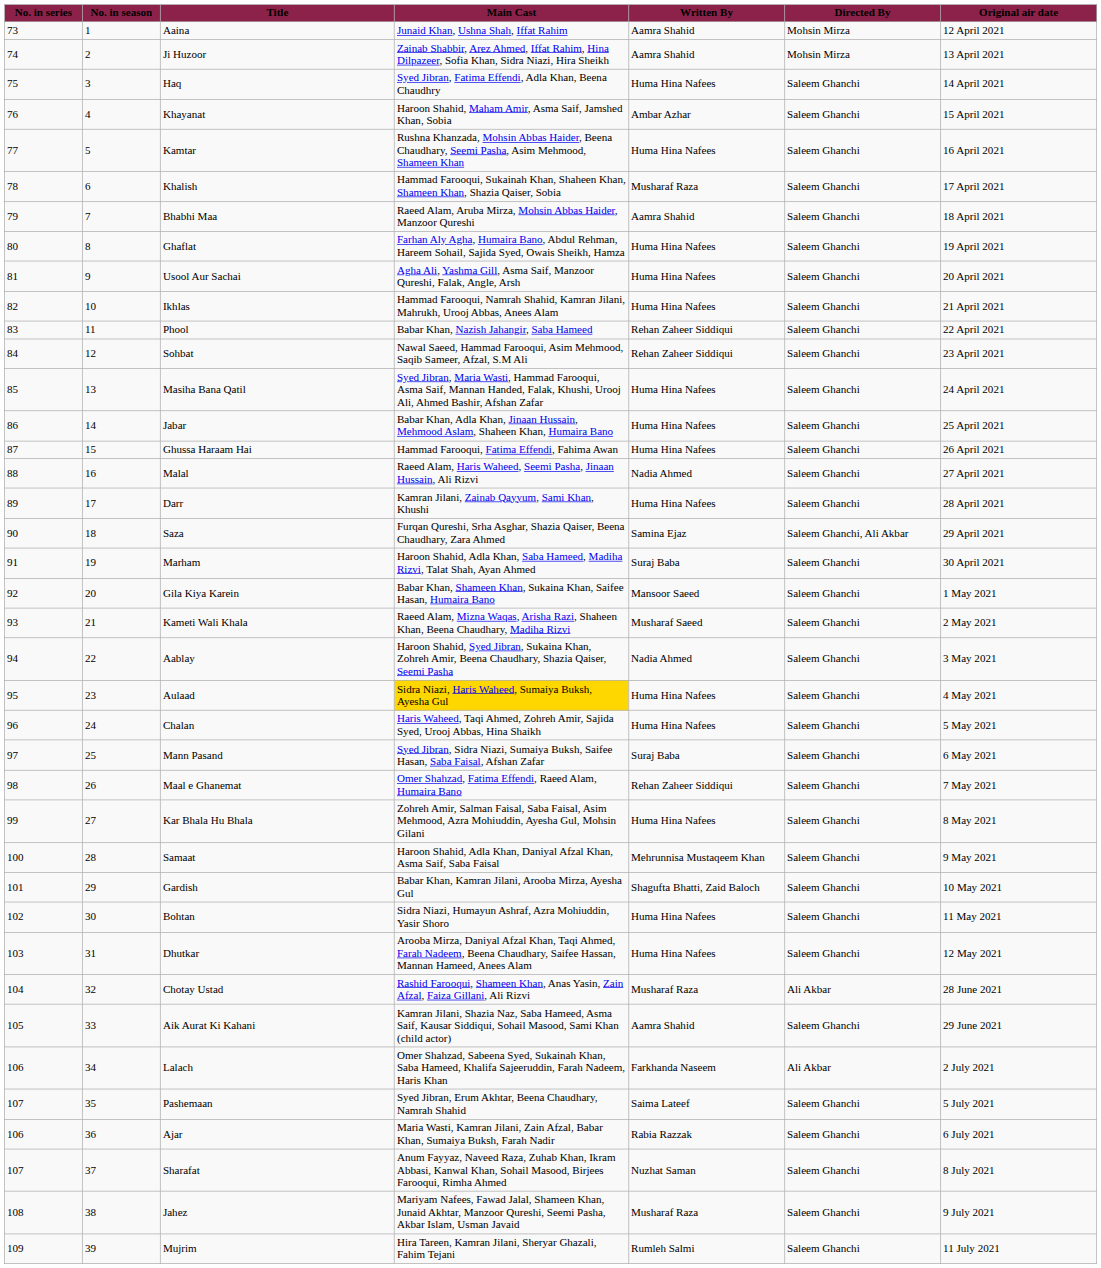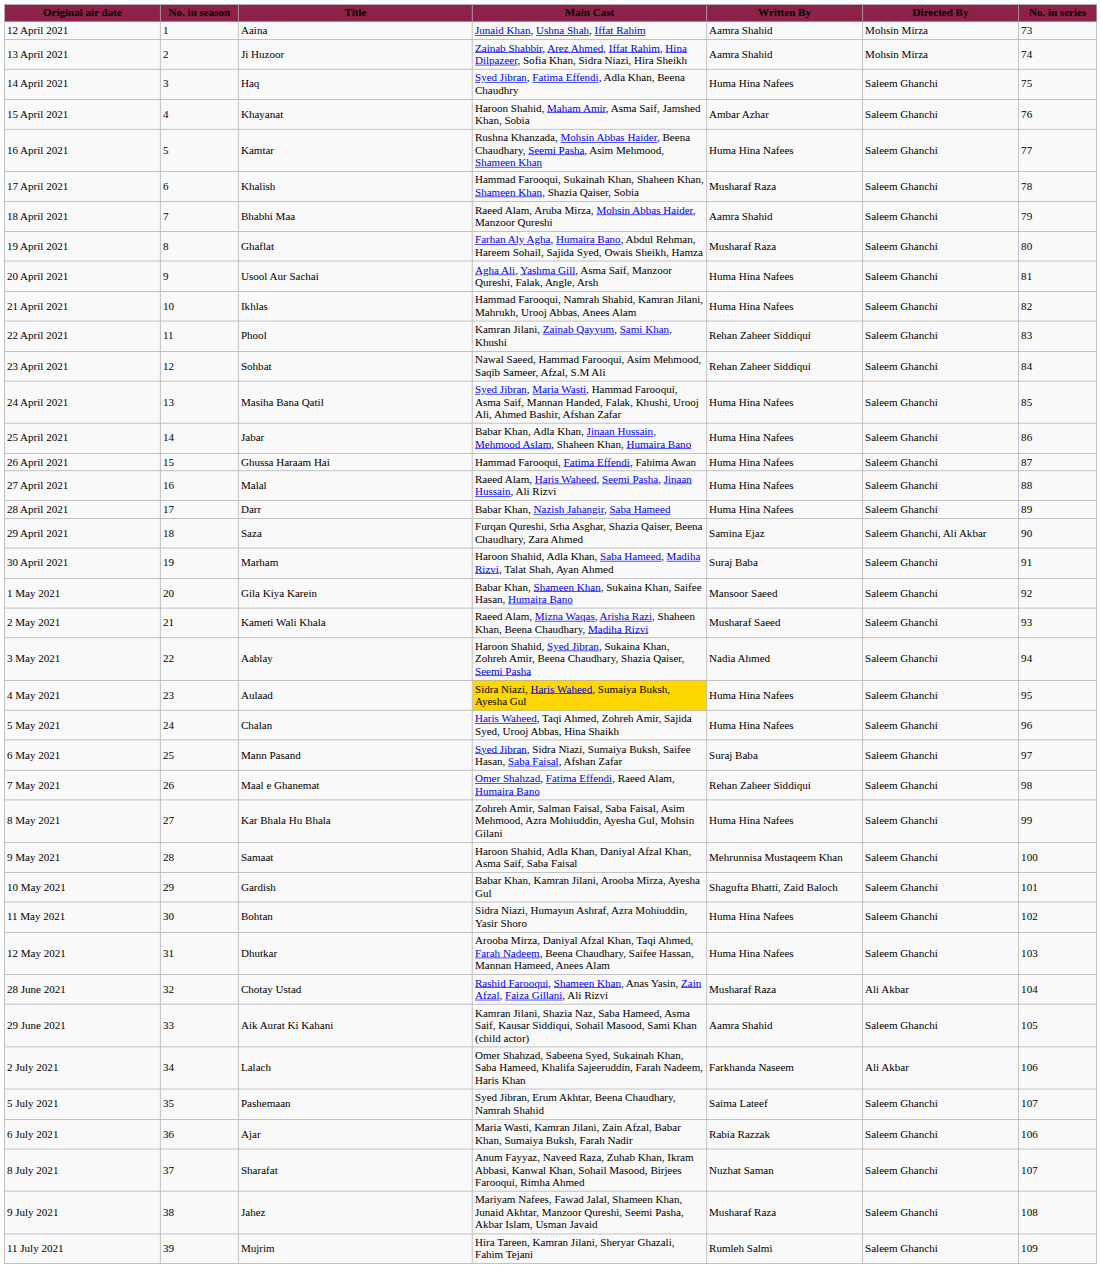columns swapped: (43, 13) <-> (1019, 13)
(673, 246) Huma Hina Nafees -> (743, 246) Musharaf Raza
(495, 330) Babar Khan, Nazish Jahangir, Saba Hameed -> (573, 336) Kamran Jilani, Zainab Qayyum, Sami Khan, Khushi
(662, 473) Nadia Ahmed -> (751, 485) Huma Hina Nafees
(495, 503) Kamran Jilani, Zainab Qayyum, Sami Khan, Khushi -> (573, 509) Babar Khan, Nazish Jahangir, Saba Hameed
